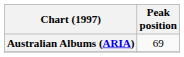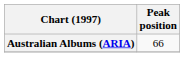(158, 43) 69 -> (158, 43) 66
